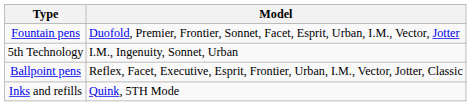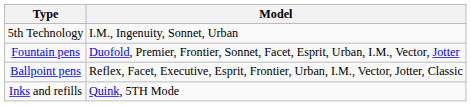rows swapped: (46, 52) <-> (46, 33)
